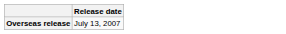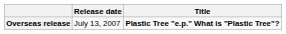+ column: (202, 11)
